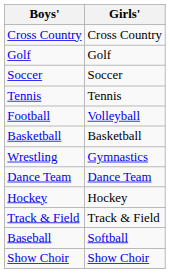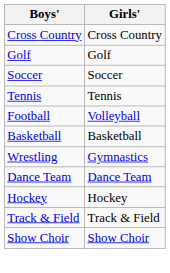- row: (29, 237)
